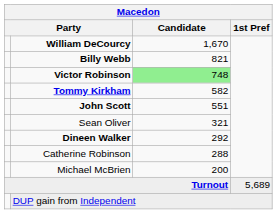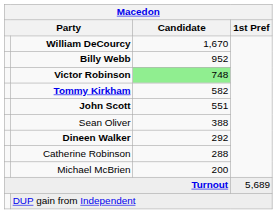(220, 59) 821 -> (220, 59) 952
(220, 122) 321 -> (220, 122) 388
